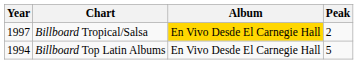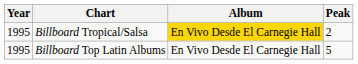(19, 31) 1997 -> (19, 31) 1995
(19, 50) 1994 -> (19, 50) 1995
